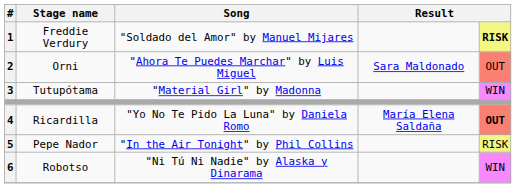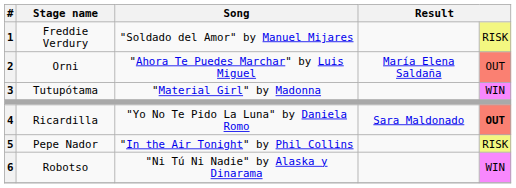(495, 37) bold -> (495, 37) normal
(419, 67) Sara Maldonado -> (419, 67) María Elena Saldaña
(419, 120) María Elena Saldaña -> (419, 120) Sara Maldonado
